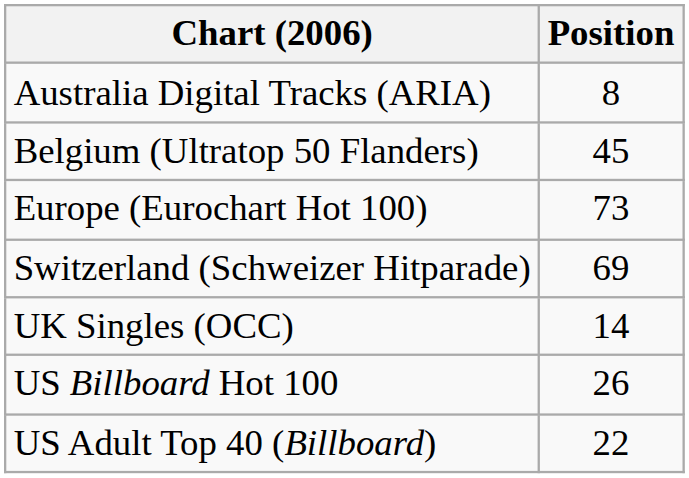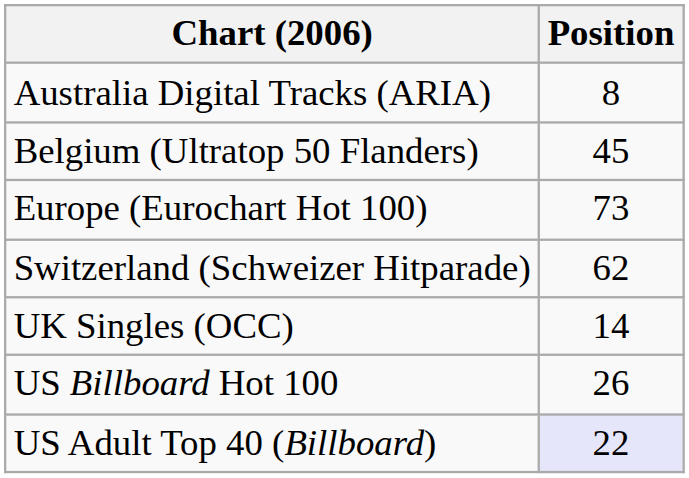(611, 267) 69 -> (611, 267) 62
(611, 442) no background -> (611, 442) lavender background
